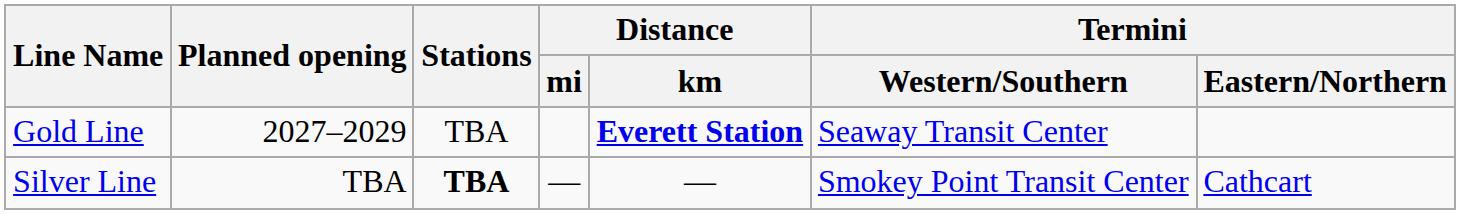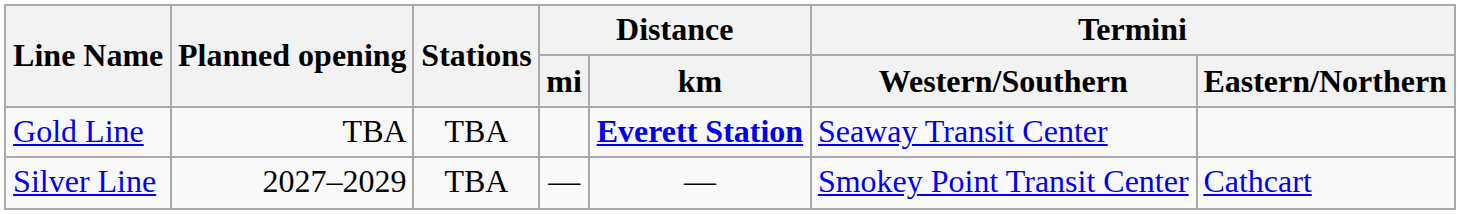(335, 131) 2027–2029 -> (375, 131) TBA
(375, 182) TBA -> (335, 182) 2027–2029
(476, 182) bold -> (476, 182) normal
